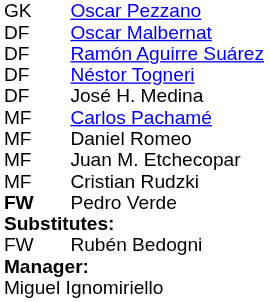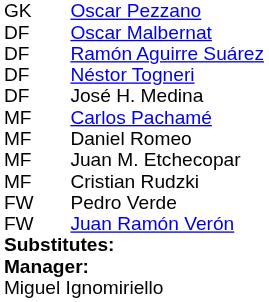(19, 202) bold -> (19, 202) normal
+ row: (152, 223)
- row: (136, 245)
